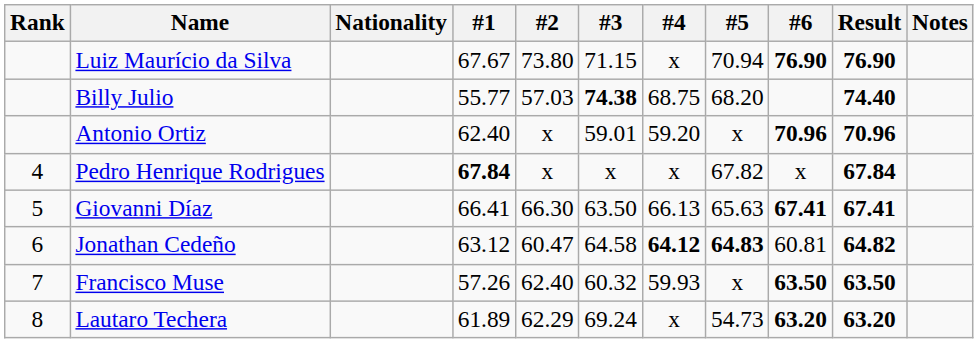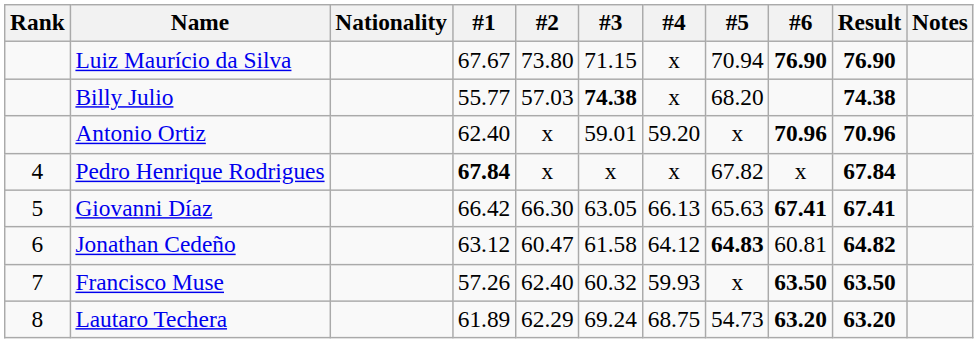(674, 97) 68.75 -> (674, 97) x
(869, 97) 74.40 -> (869, 97) 74.38
(484, 208) 66.41 -> (484, 208) 66.42
(611, 208) 63.50 -> (611, 208) 63.05
(611, 245) 64.58 -> (611, 245) 61.58
(674, 245) bold -> (674, 245) normal
(674, 319) x -> (674, 319) 68.75
